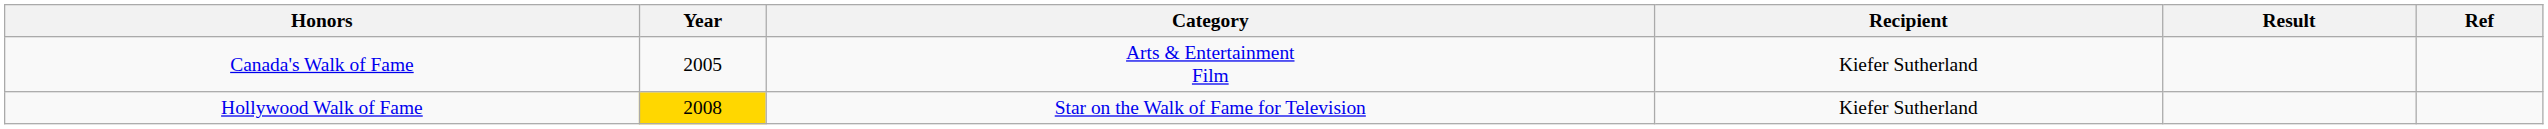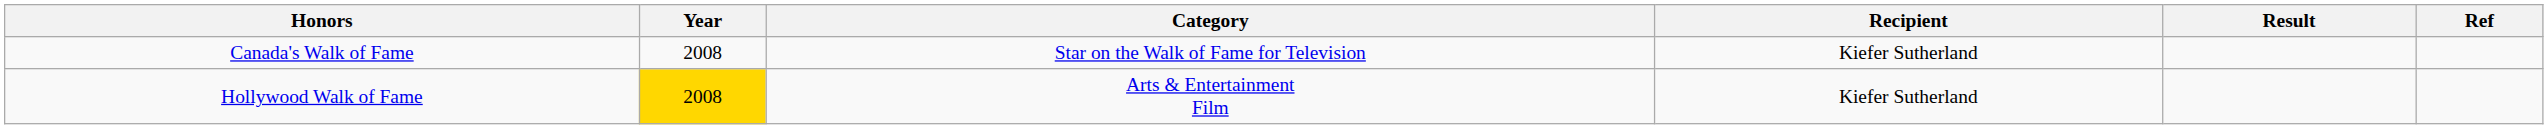(703, 64) 2005 -> (703, 52) 2008
(1210, 64) Arts & Entertainment Film -> (1210, 52) Star on the Walk of Fame for Television
(1210, 107) Star on the Walk of Fame for Television -> (1210, 96) Arts & Entertainment Film
